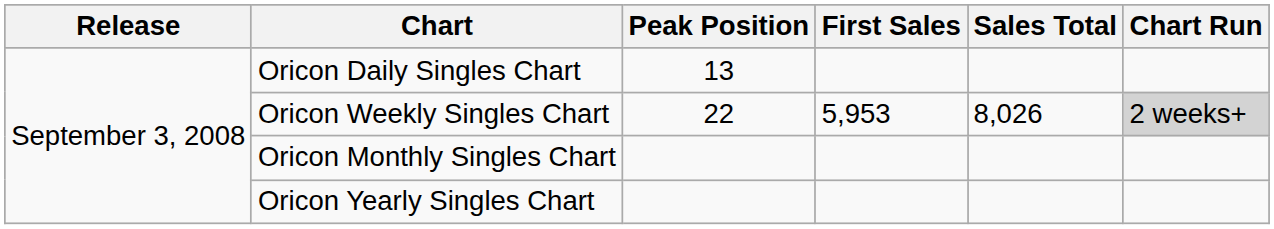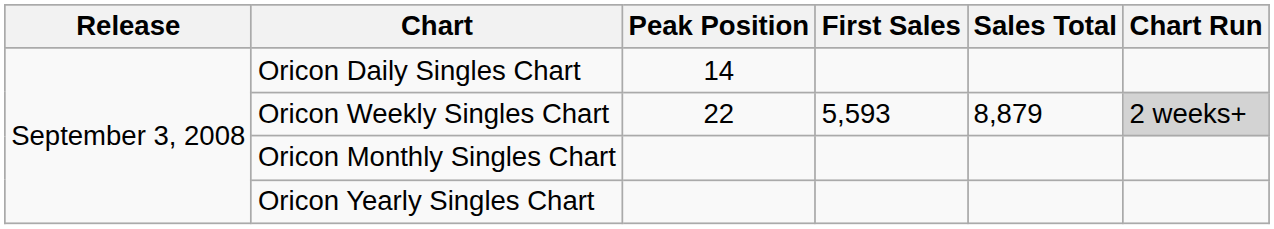(719, 69) 13 -> (719, 69) 14
(856, 113) 5,953 -> (856, 113) 5,593
(1008, 113) 8,026 -> (1008, 113) 8,879
